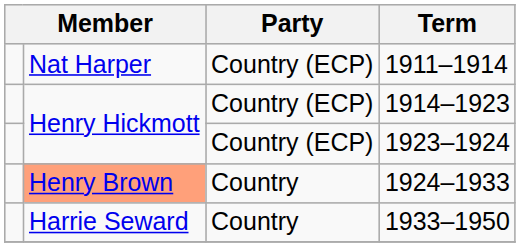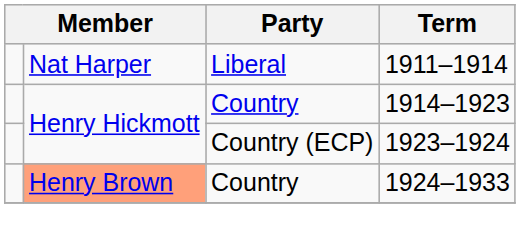(292, 63) Country (ECP) -> (249, 63) Liberal
(292, 103) Country (ECP) -> (255, 103) Country
- row: (447, 222)
